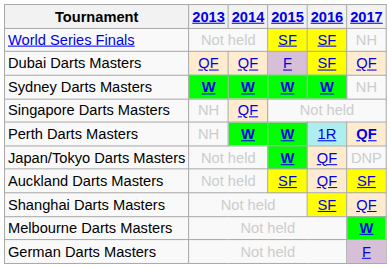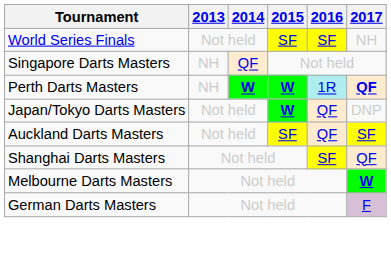- row: (75, 63)
- row: (80, 87)
